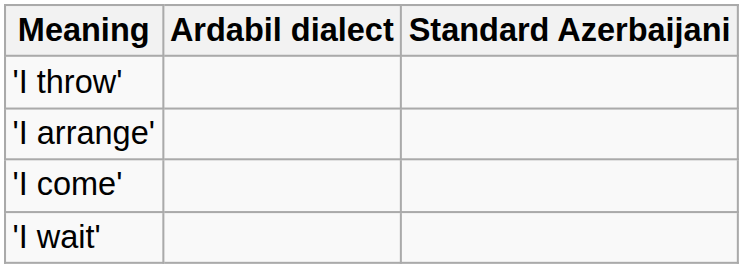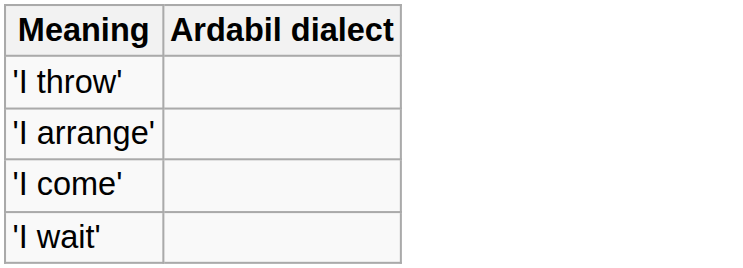- column: (570, 30)
